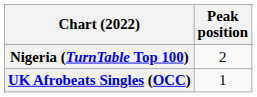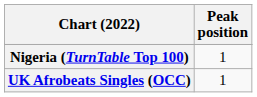(223, 56) 2 -> (223, 56) 1
